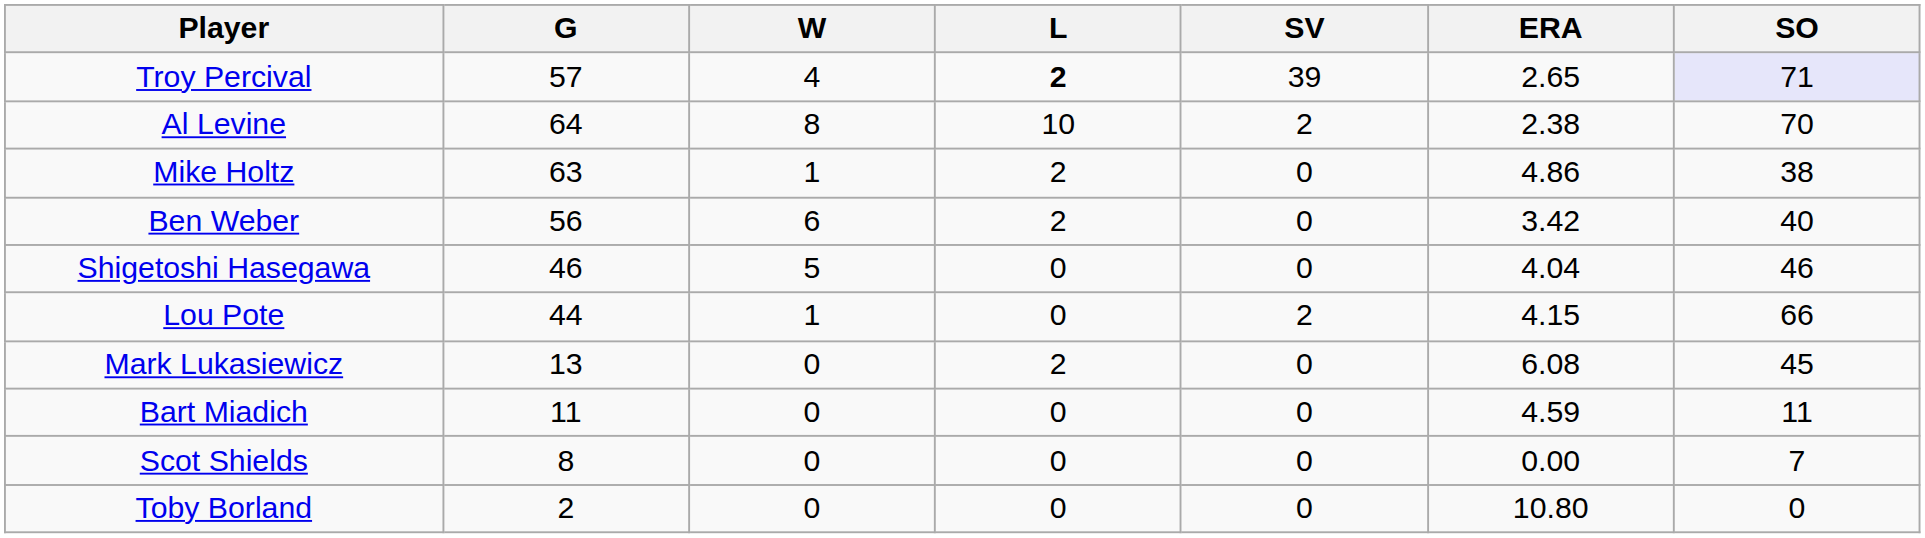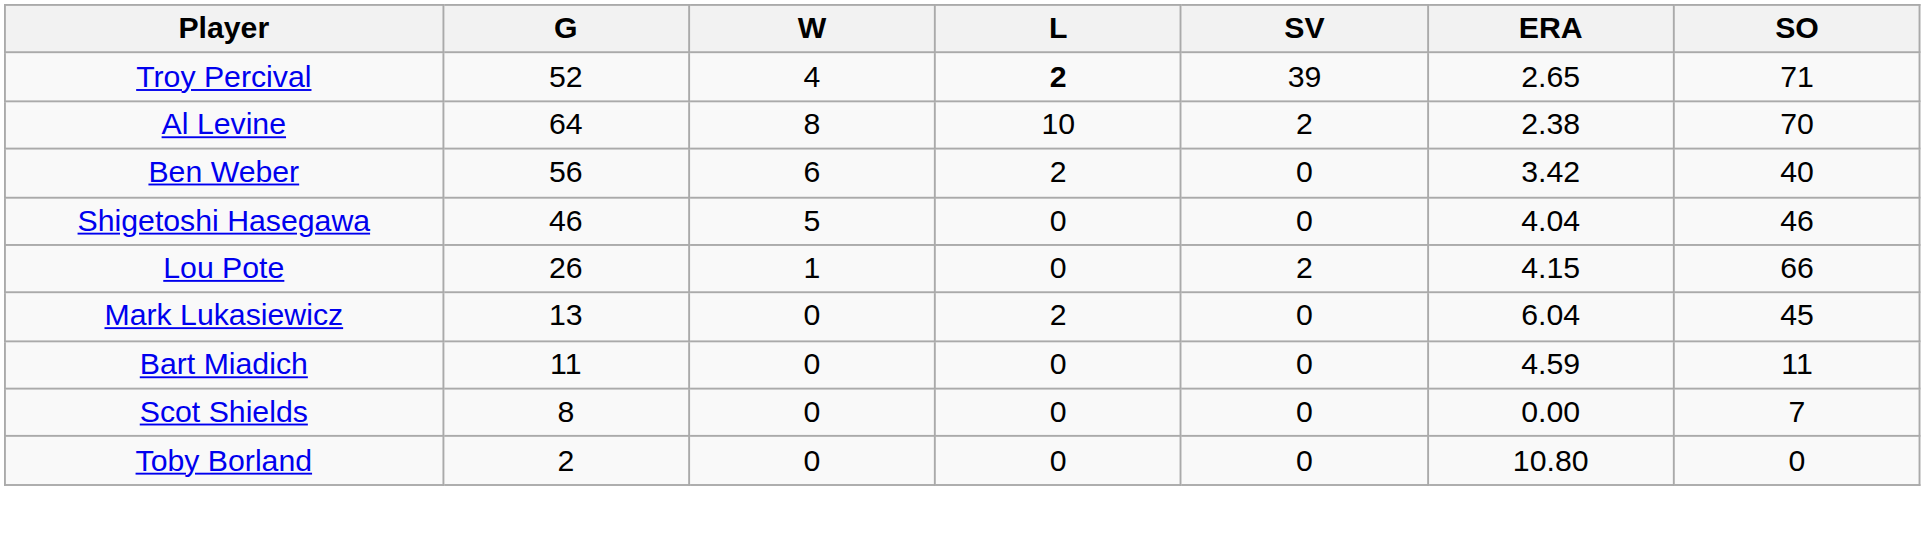(566, 76) 57 -> (566, 76) 52
(1797, 76) lavender background -> (1797, 76) no background
- row: (224, 172)
(566, 316) 44 -> (566, 268) 26
(1551, 364) 6.08 -> (1551, 316) 6.04
